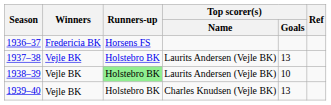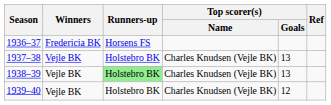(220, 58) Laurits Andersen (Vejle BK) -> (220, 58) Charles Knudsen (Vejle BK)
(220, 74) Laurits Andersen (Vejle BK) -> (220, 74) Charles Knudsen (Vejle BK)
(286, 74) 10 -> (286, 74) 13
(286, 90) 13 -> (286, 90) 12
